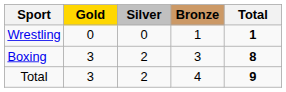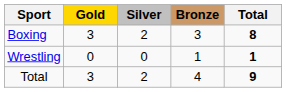rows swapped: (27, 55) <-> (34, 35)
